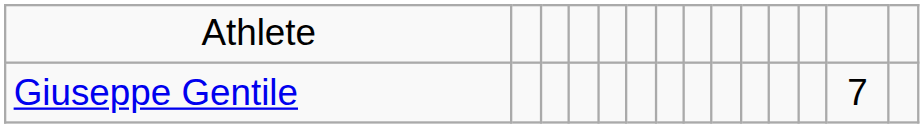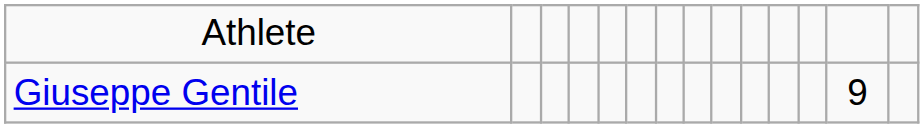(858, 92) 7 -> (858, 92) 9
